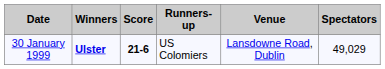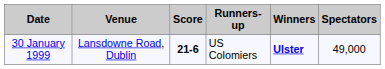columns swapped: (96, 19) <-> (270, 19)
(349, 49) 49,029 -> (349, 49) 49,000
